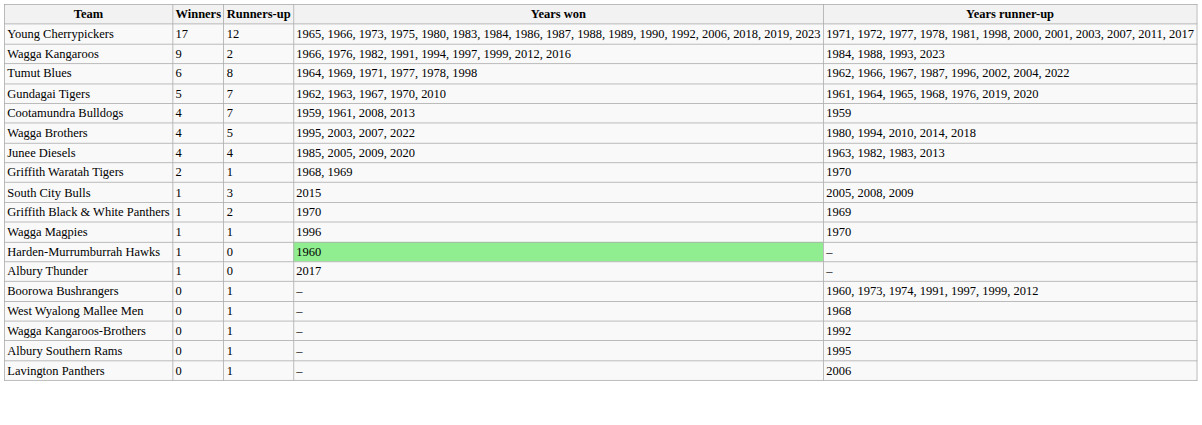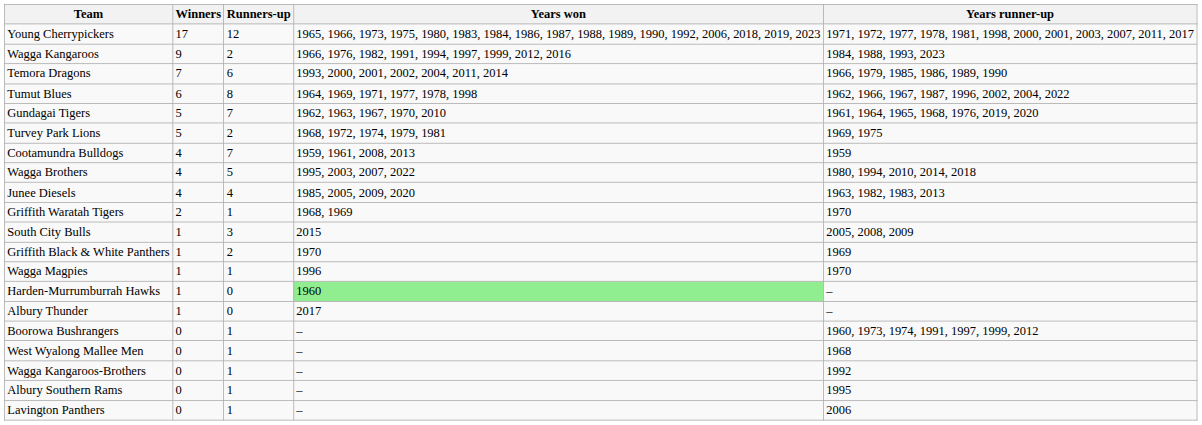+ row: (49, 73)
+ row: (54, 133)
